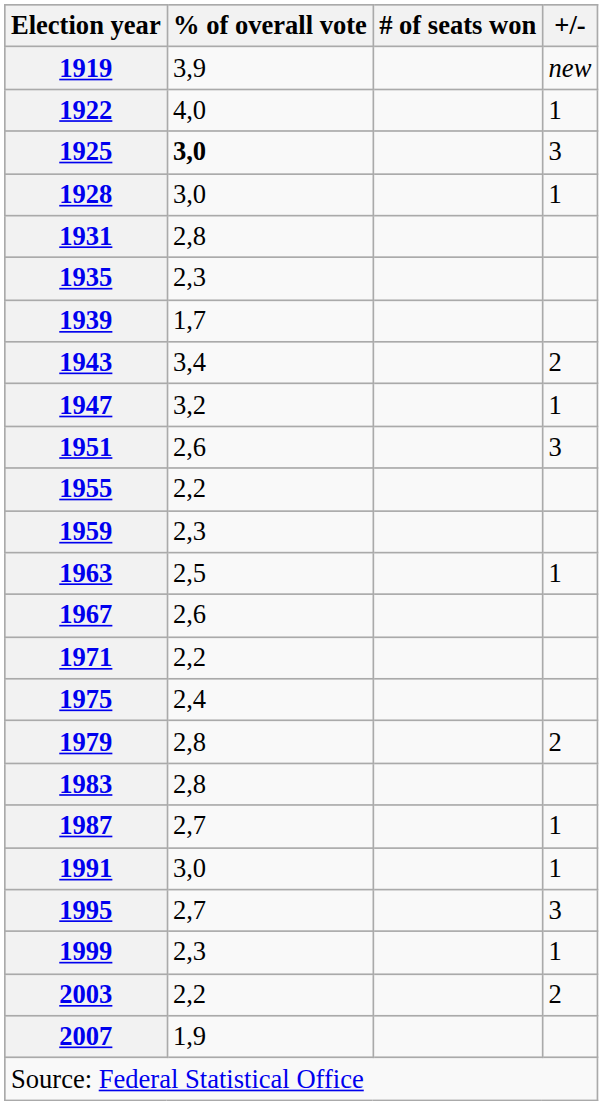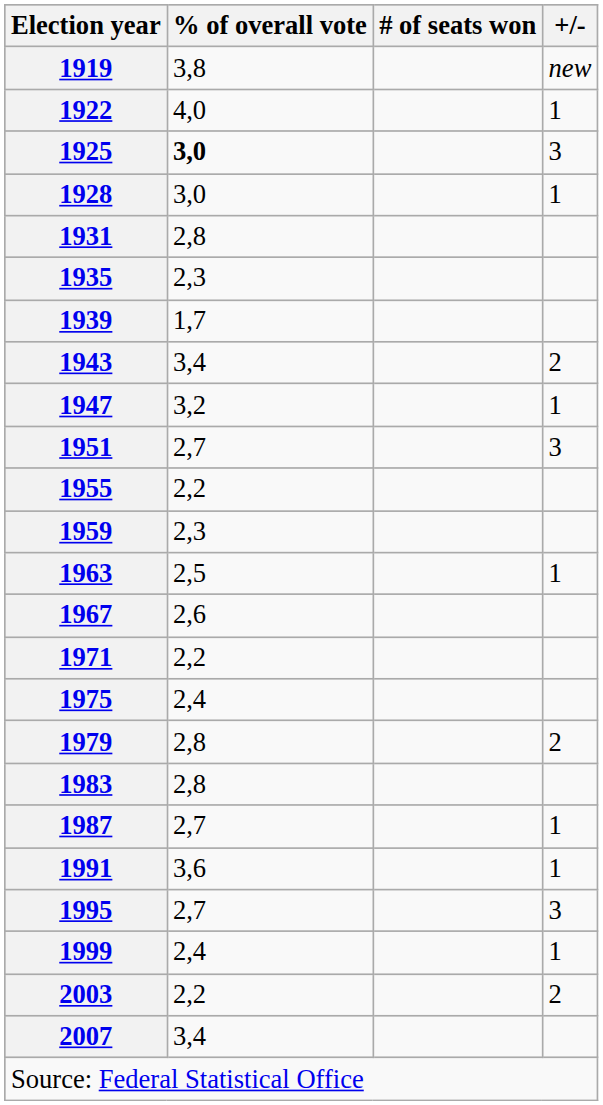(190, 67) 3,9 -> (190, 67) 3,8
(190, 446) 2,6 -> (190, 446) 2,7
(190, 868) 3,0 -> (190, 868) 3,6
(190, 952) 2,3 -> (190, 952) 2,4
(190, 1036) 1,9 -> (190, 1036) 3,4
